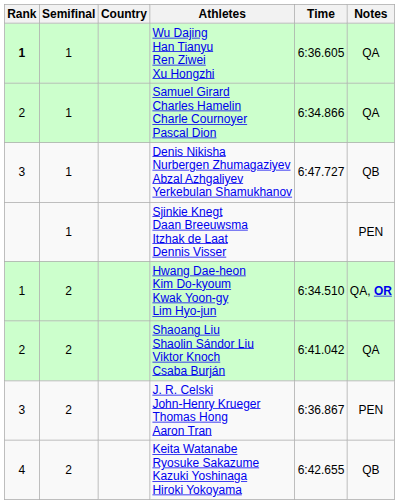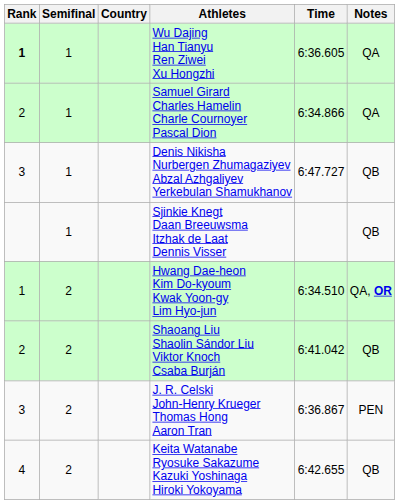(371, 231) PEN -> (371, 231) QB
(371, 350) QA -> (371, 350) QB
